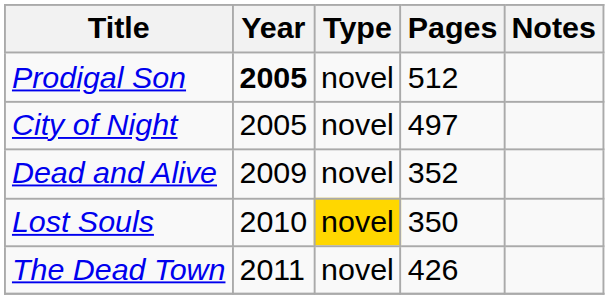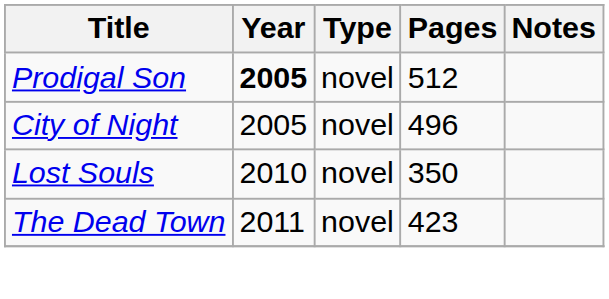(433, 125) 497 -> (433, 125) 496
- row: (114, 173)
(357, 221) gold background -> (357, 173) no background
(433, 269) 426 -> (433, 221) 423
